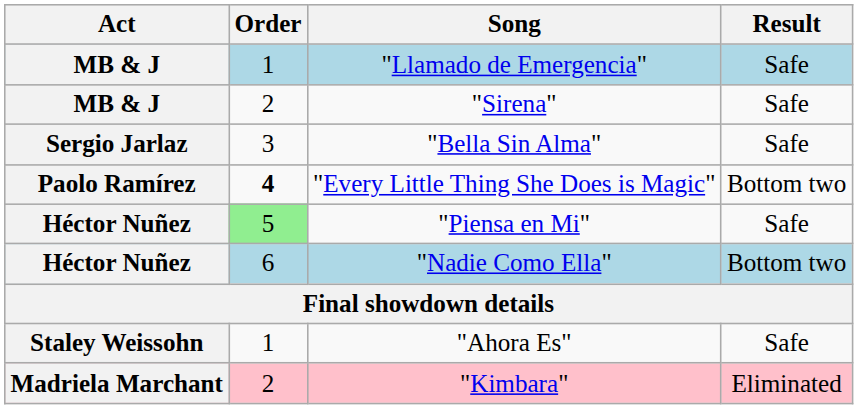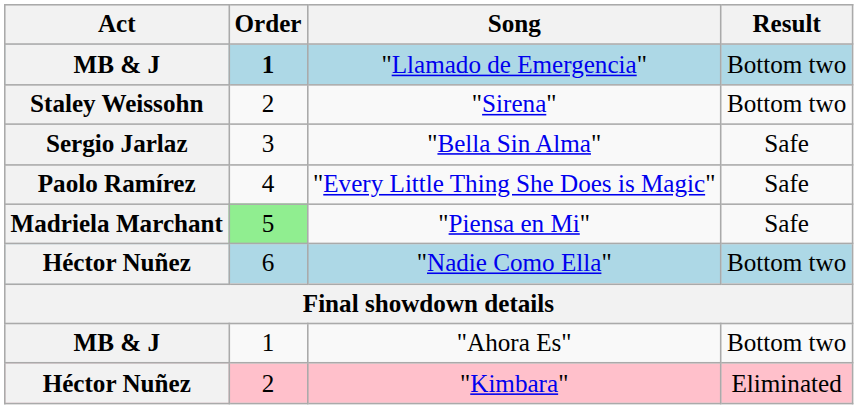(268, 64) normal -> (268, 64) bold
(787, 64) Safe -> (787, 64) Bottom two
(117, 104) MB & J -> (117, 104) Staley Weissohn
(787, 104) Safe -> (787, 104) Bottom two
(268, 183) bold -> (268, 183) normal
(787, 183) Bottom two -> (787, 183) Safe
(117, 223) Héctor Nuñez -> (117, 223) Madriela Marchant
(117, 343) Staley Weissohn -> (117, 343) MB & J
(787, 343) Safe -> (787, 343) Bottom two
(117, 382) Madriela Marchant -> (117, 382) Héctor Nuñez
